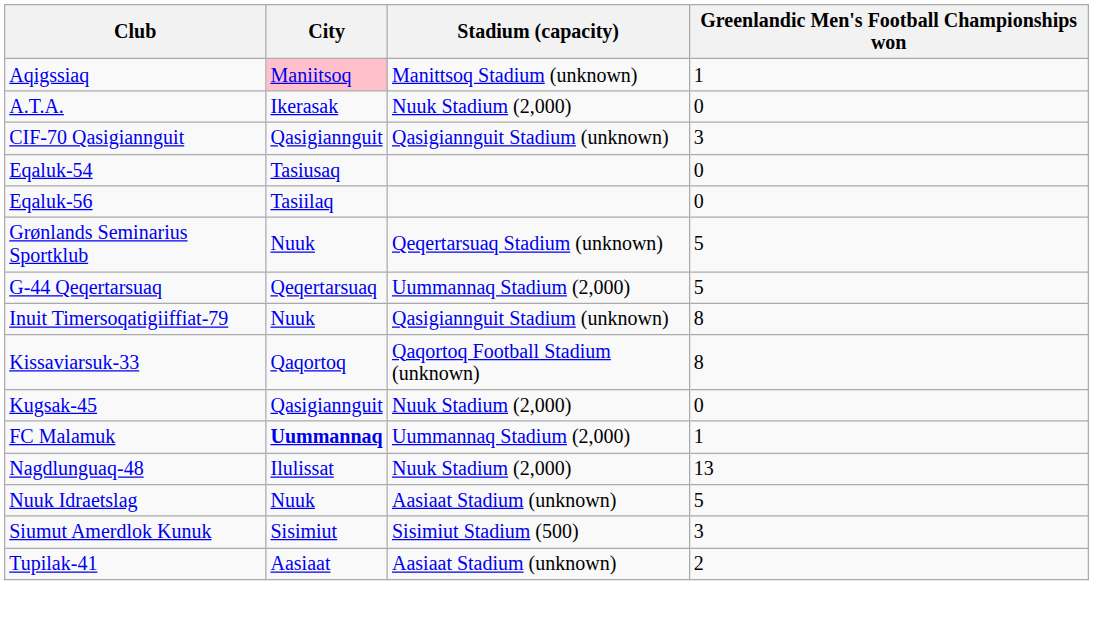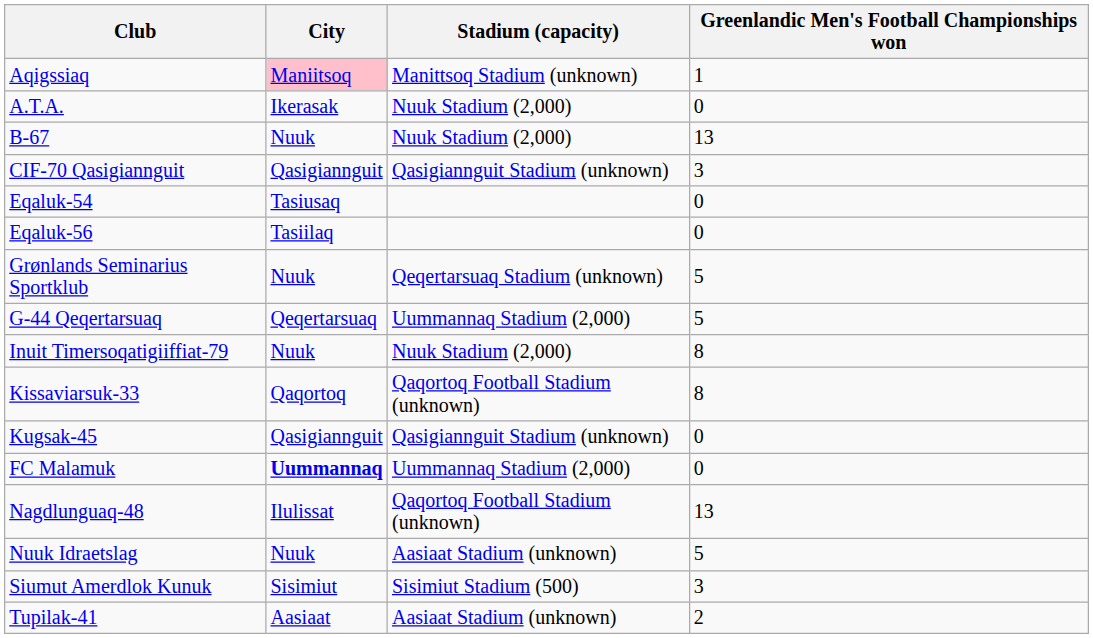+ row: (29, 138)
(530, 319) Qasigiannguit Stadium (unknown) -> (482, 350) Nuuk Stadium (2,000)
(482, 405) Nuuk Stadium (2,000) -> (530, 436) Qasigiannguit Stadium (unknown)
(699, 436) 1 -> (699, 468) 0
(482, 468) Nuuk Stadium (2,000) -> (501, 511) Qaqortoq Football Stadium (unknown)
